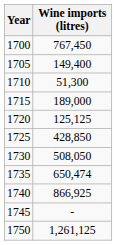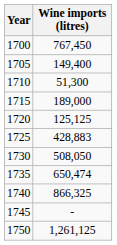(72, 138) 428,850 -> (72, 138) 428,883
(72, 193) 866,925 -> (72, 193) 866,325
